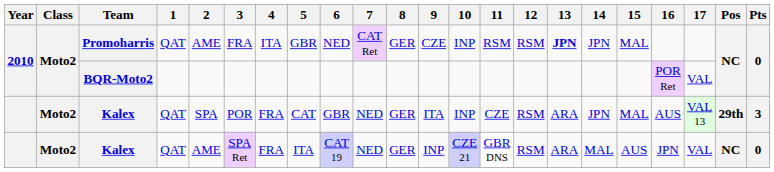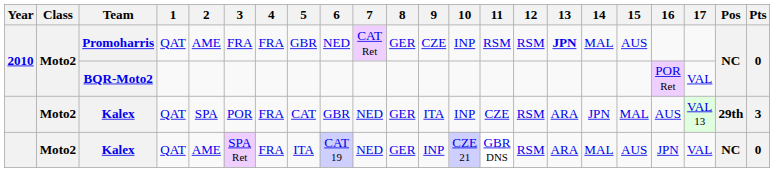(271, 43) ITA -> (271, 43) FRA
(599, 43) JPN -> (599, 43) MAL
(634, 43) MAL -> (634, 43) AUS
